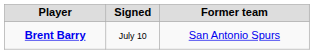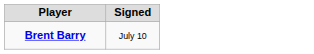- column: (234, 13)
